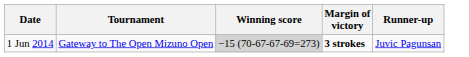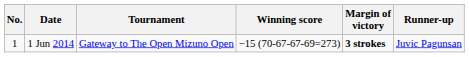+ column: (15, 19)
(269, 43) lightgrey background -> (290, 43) no background
